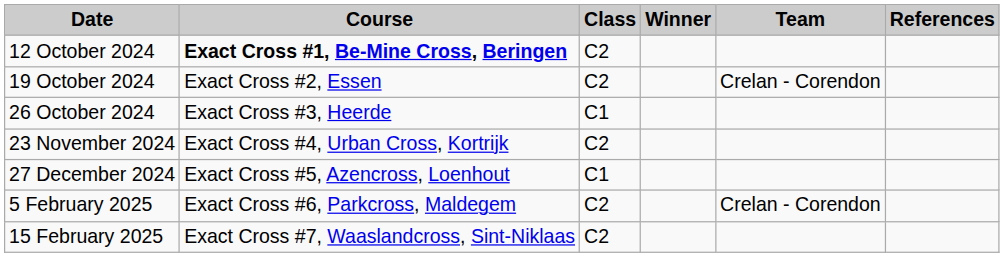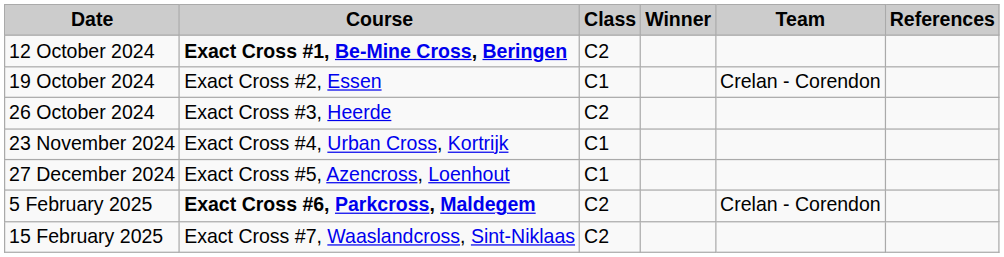(597, 81) C2 -> (597, 81) C1
(597, 112) C1 -> (597, 112) C2
(597, 143) C2 -> (597, 143) C1
(350, 205) normal -> (360, 205) bold
